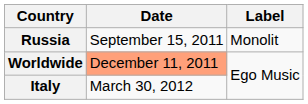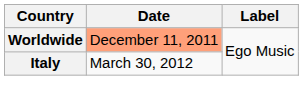- row: (45, 39)
